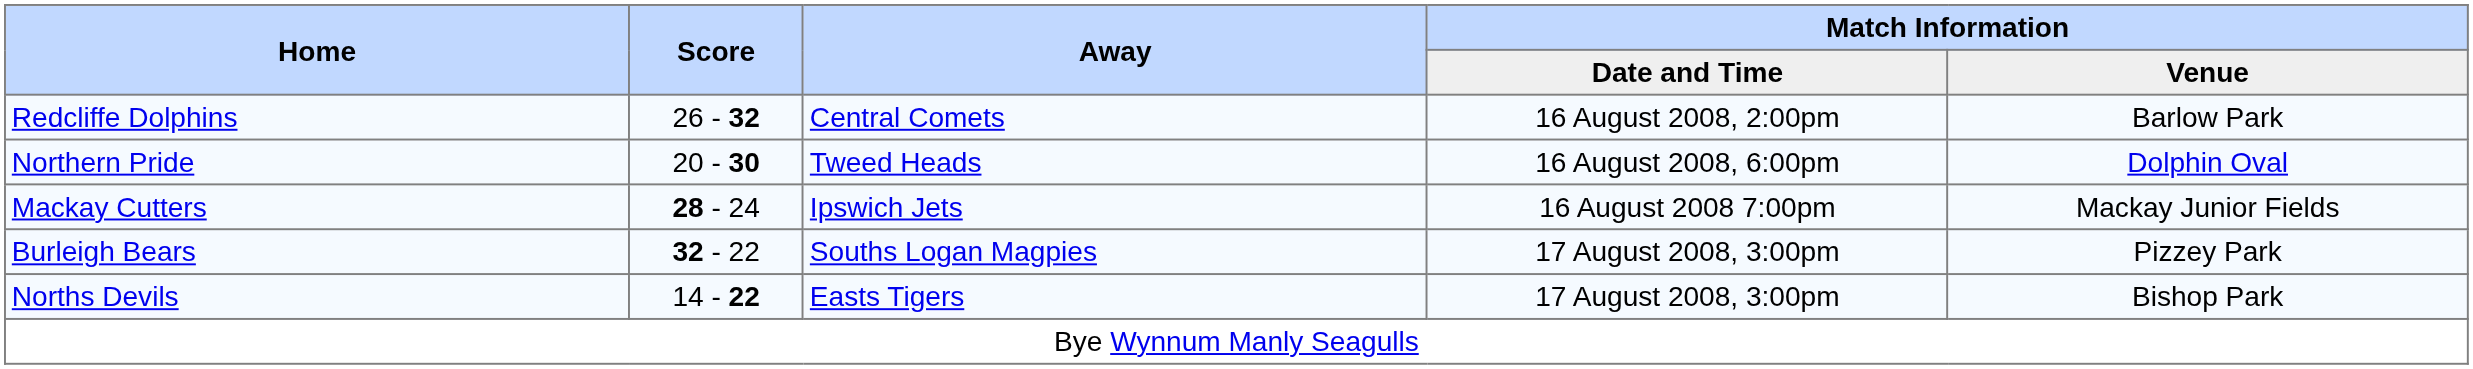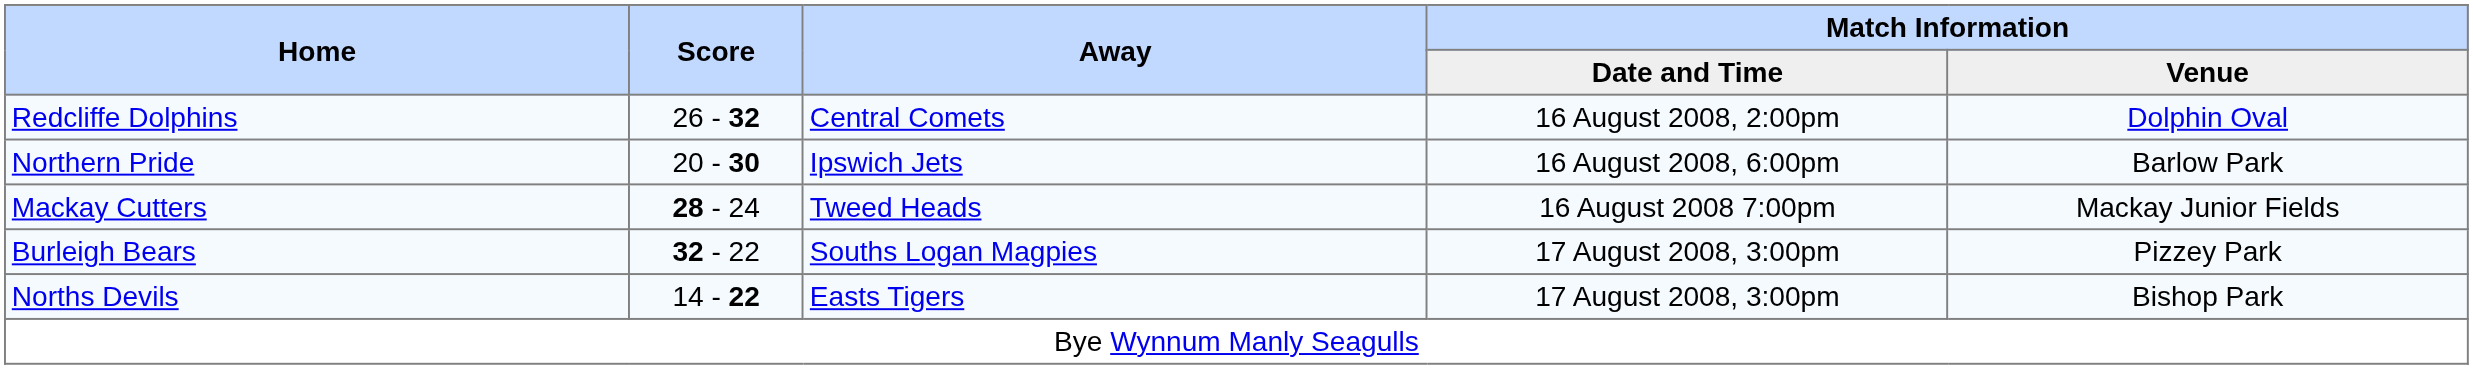(2208, 117) Barlow Park -> (2208, 117) Dolphin Oval
(896, 162) Tweed Heads -> (886, 162) Ipswich Jets
(2208, 162) Dolphin Oval -> (2208, 162) Barlow Park
(886, 207) Ipswich Jets -> (896, 207) Tweed Heads
